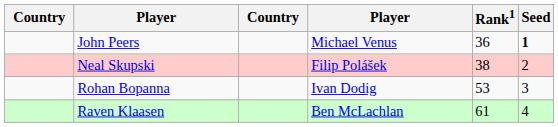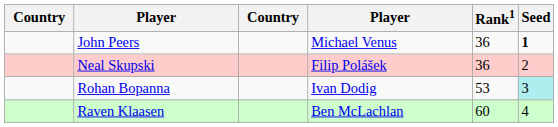(483, 65) 38 -> (483, 65) 36
(525, 88) no background -> (525, 88) paleturquoise background
(483, 111) 61 -> (483, 111) 60
